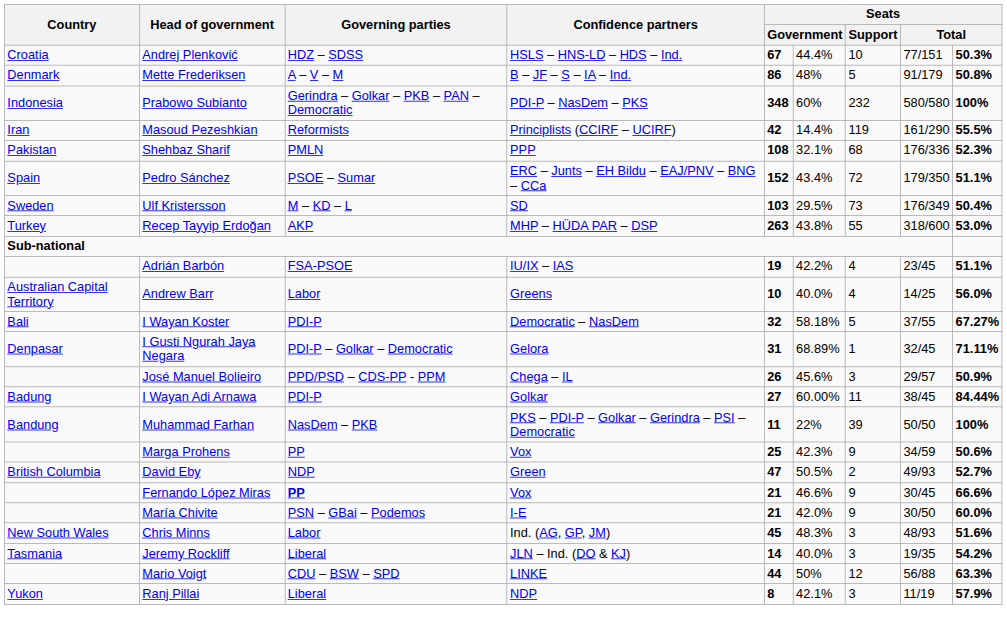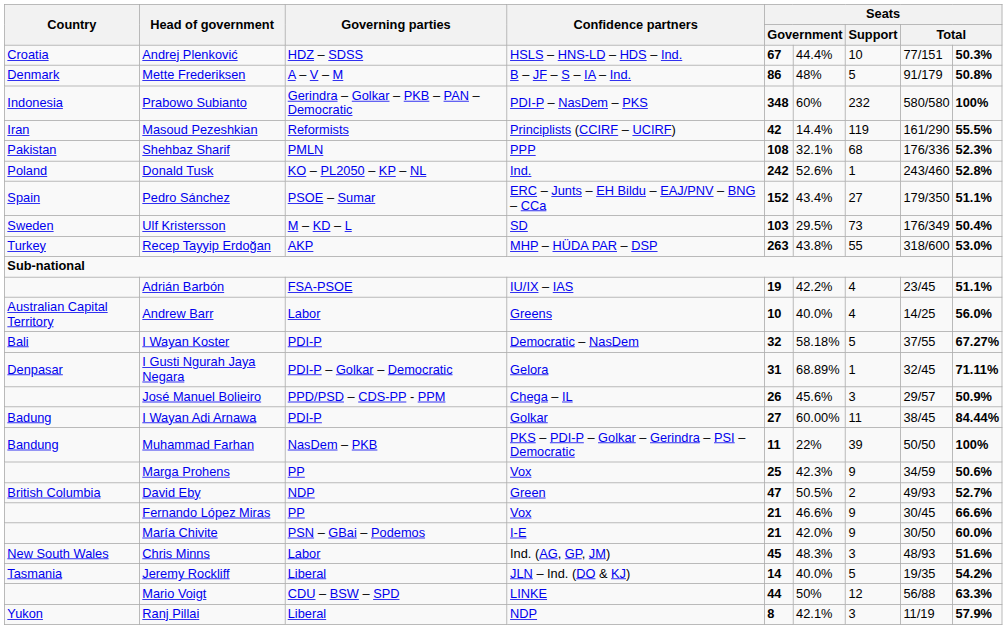+ row: (178, 171)
(856, 178) 72 -> (856, 198) 27
(296, 492) bold -> (296, 512) normal
(852, 553) 3 -> (852, 573) 5
